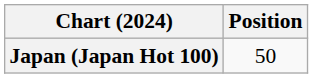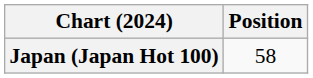(266, 55) 50 -> (266, 55) 58
